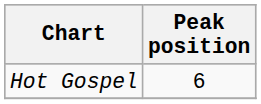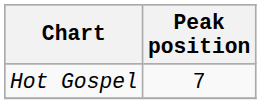(199, 82) 6 -> (199, 82) 7
